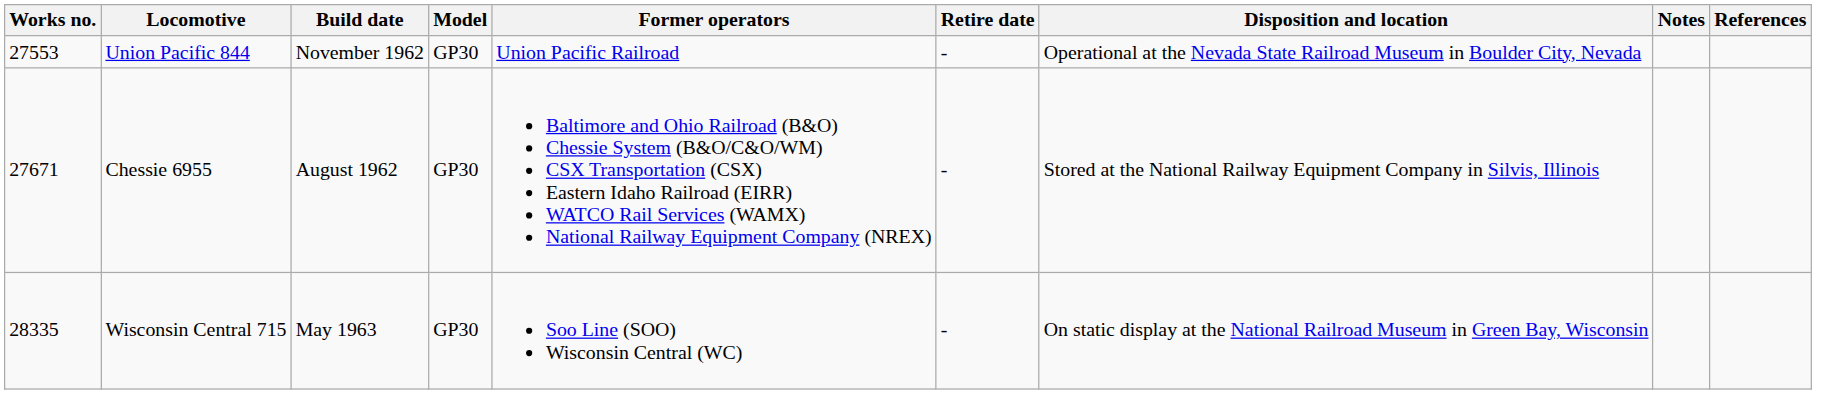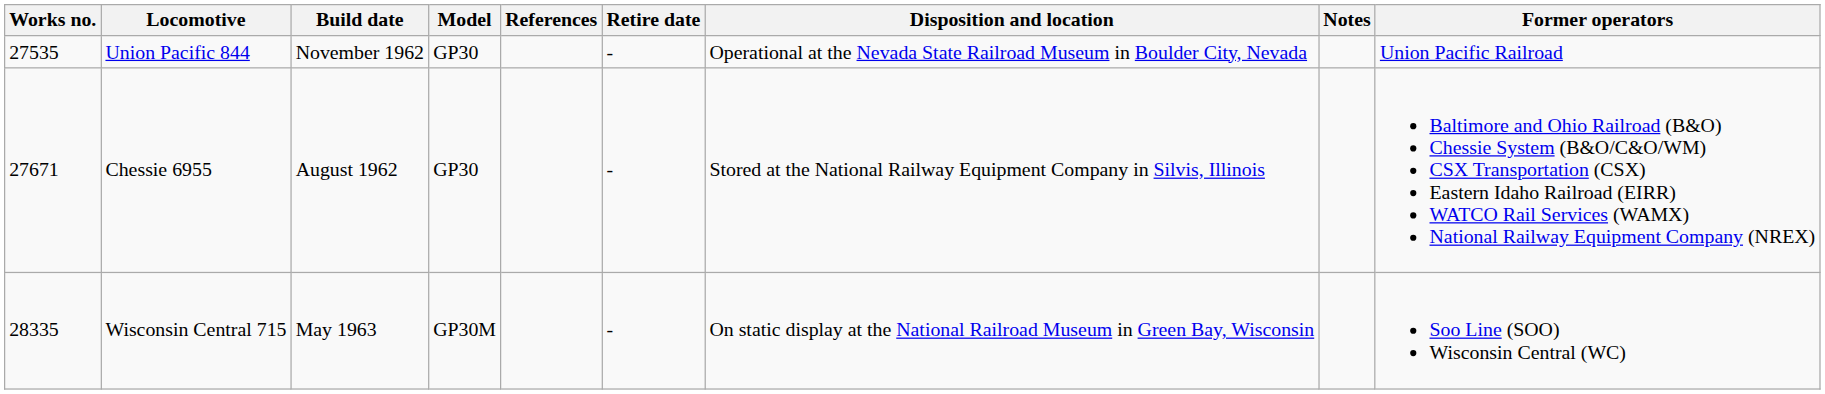columns swapped: (714, 20) <-> (1760, 20)
(34, 51) 27553 -> (34, 51) 27535
(456, 330) GP30 -> (465, 330) GP30M
